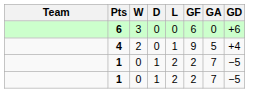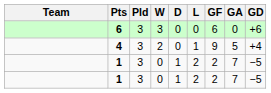+ column: (140, 12)
